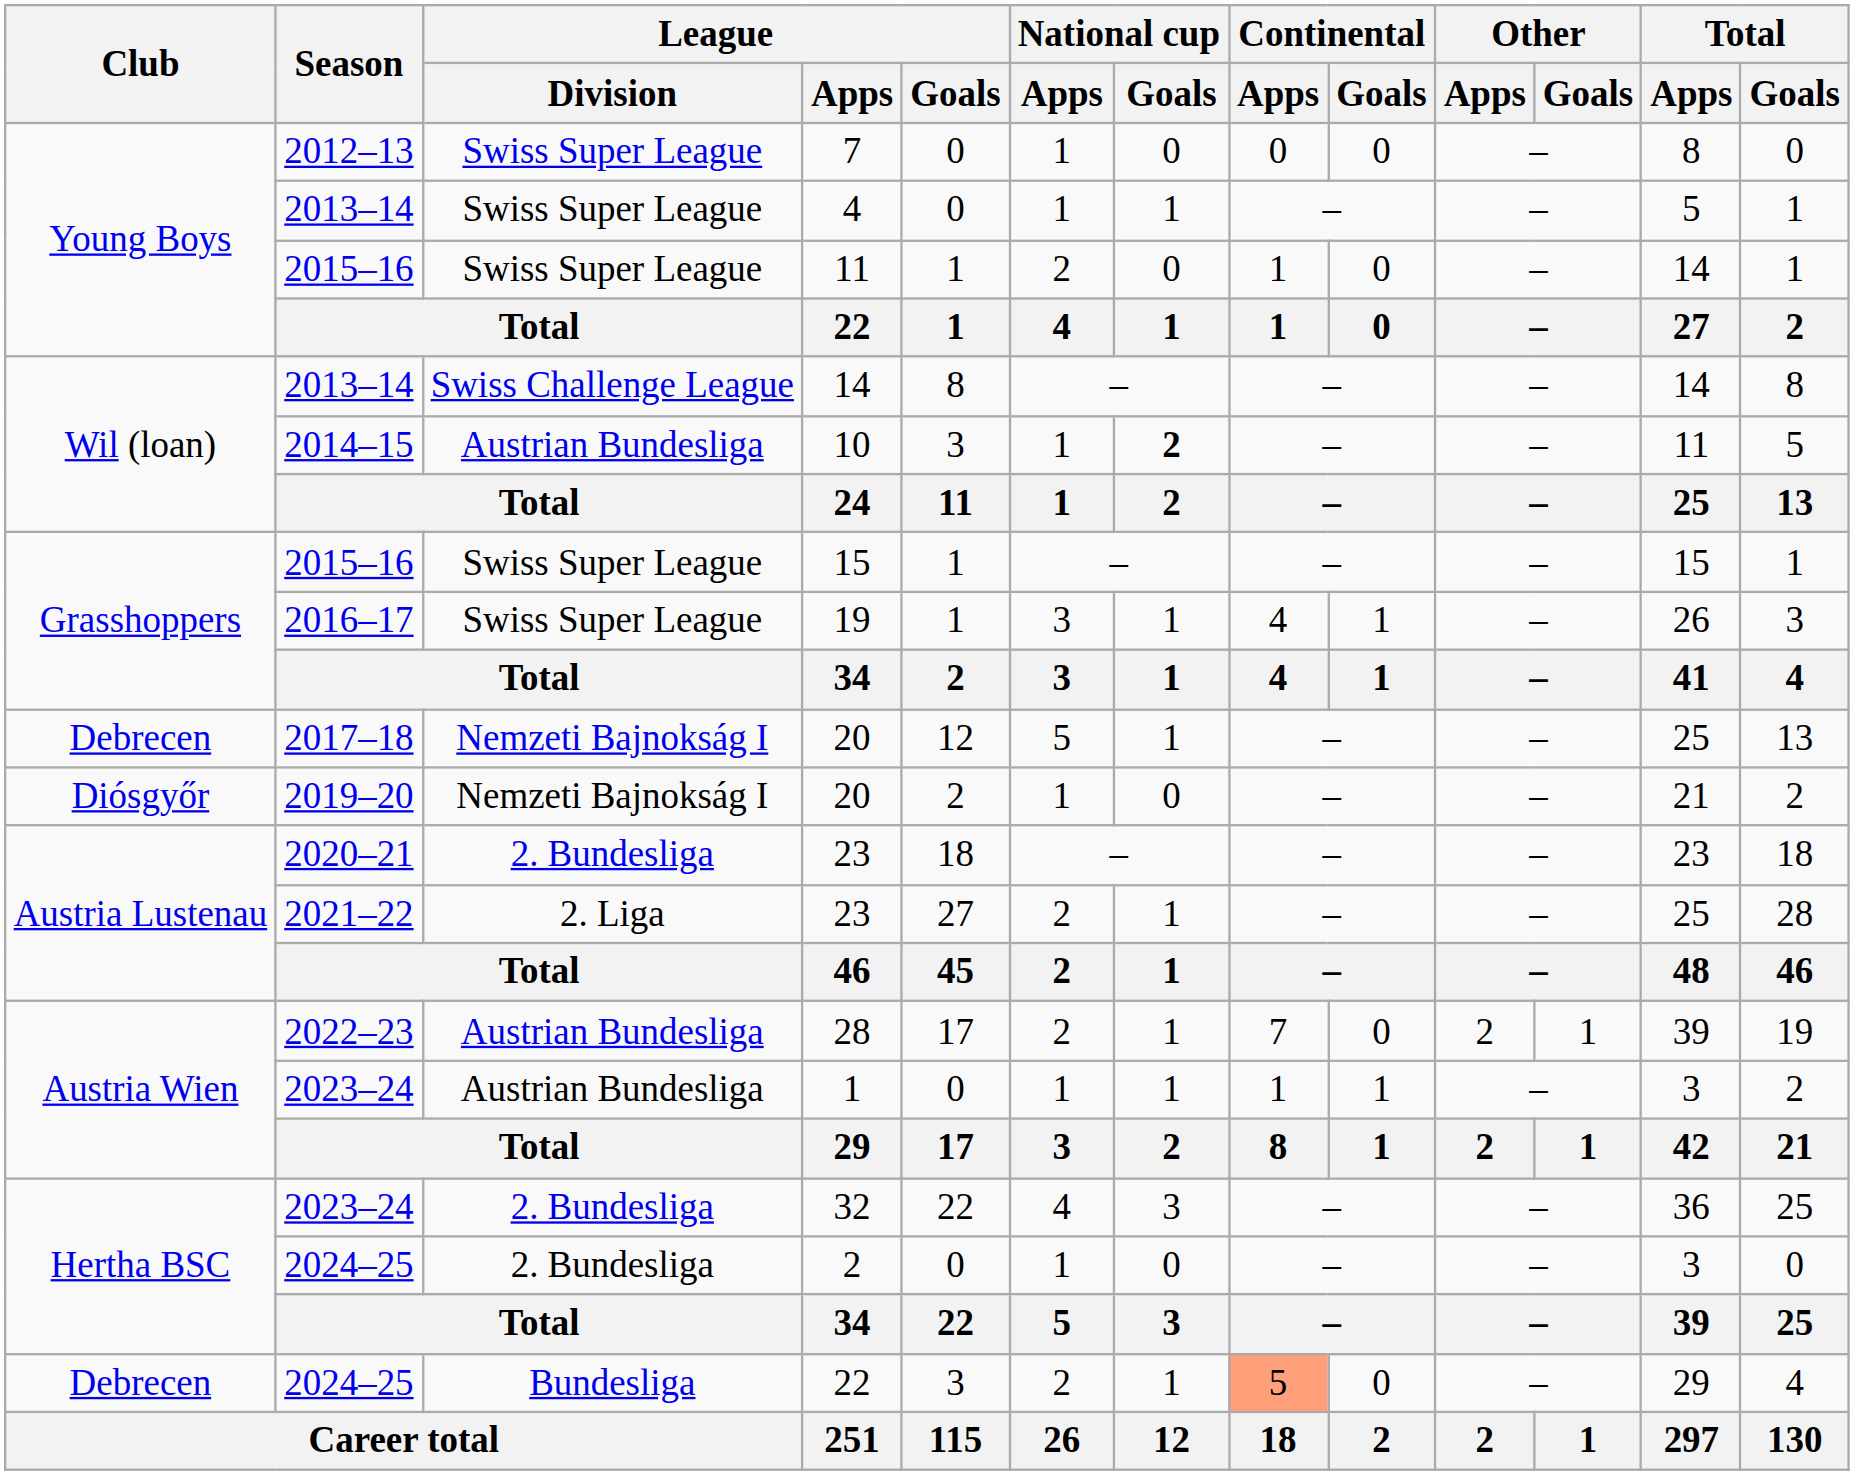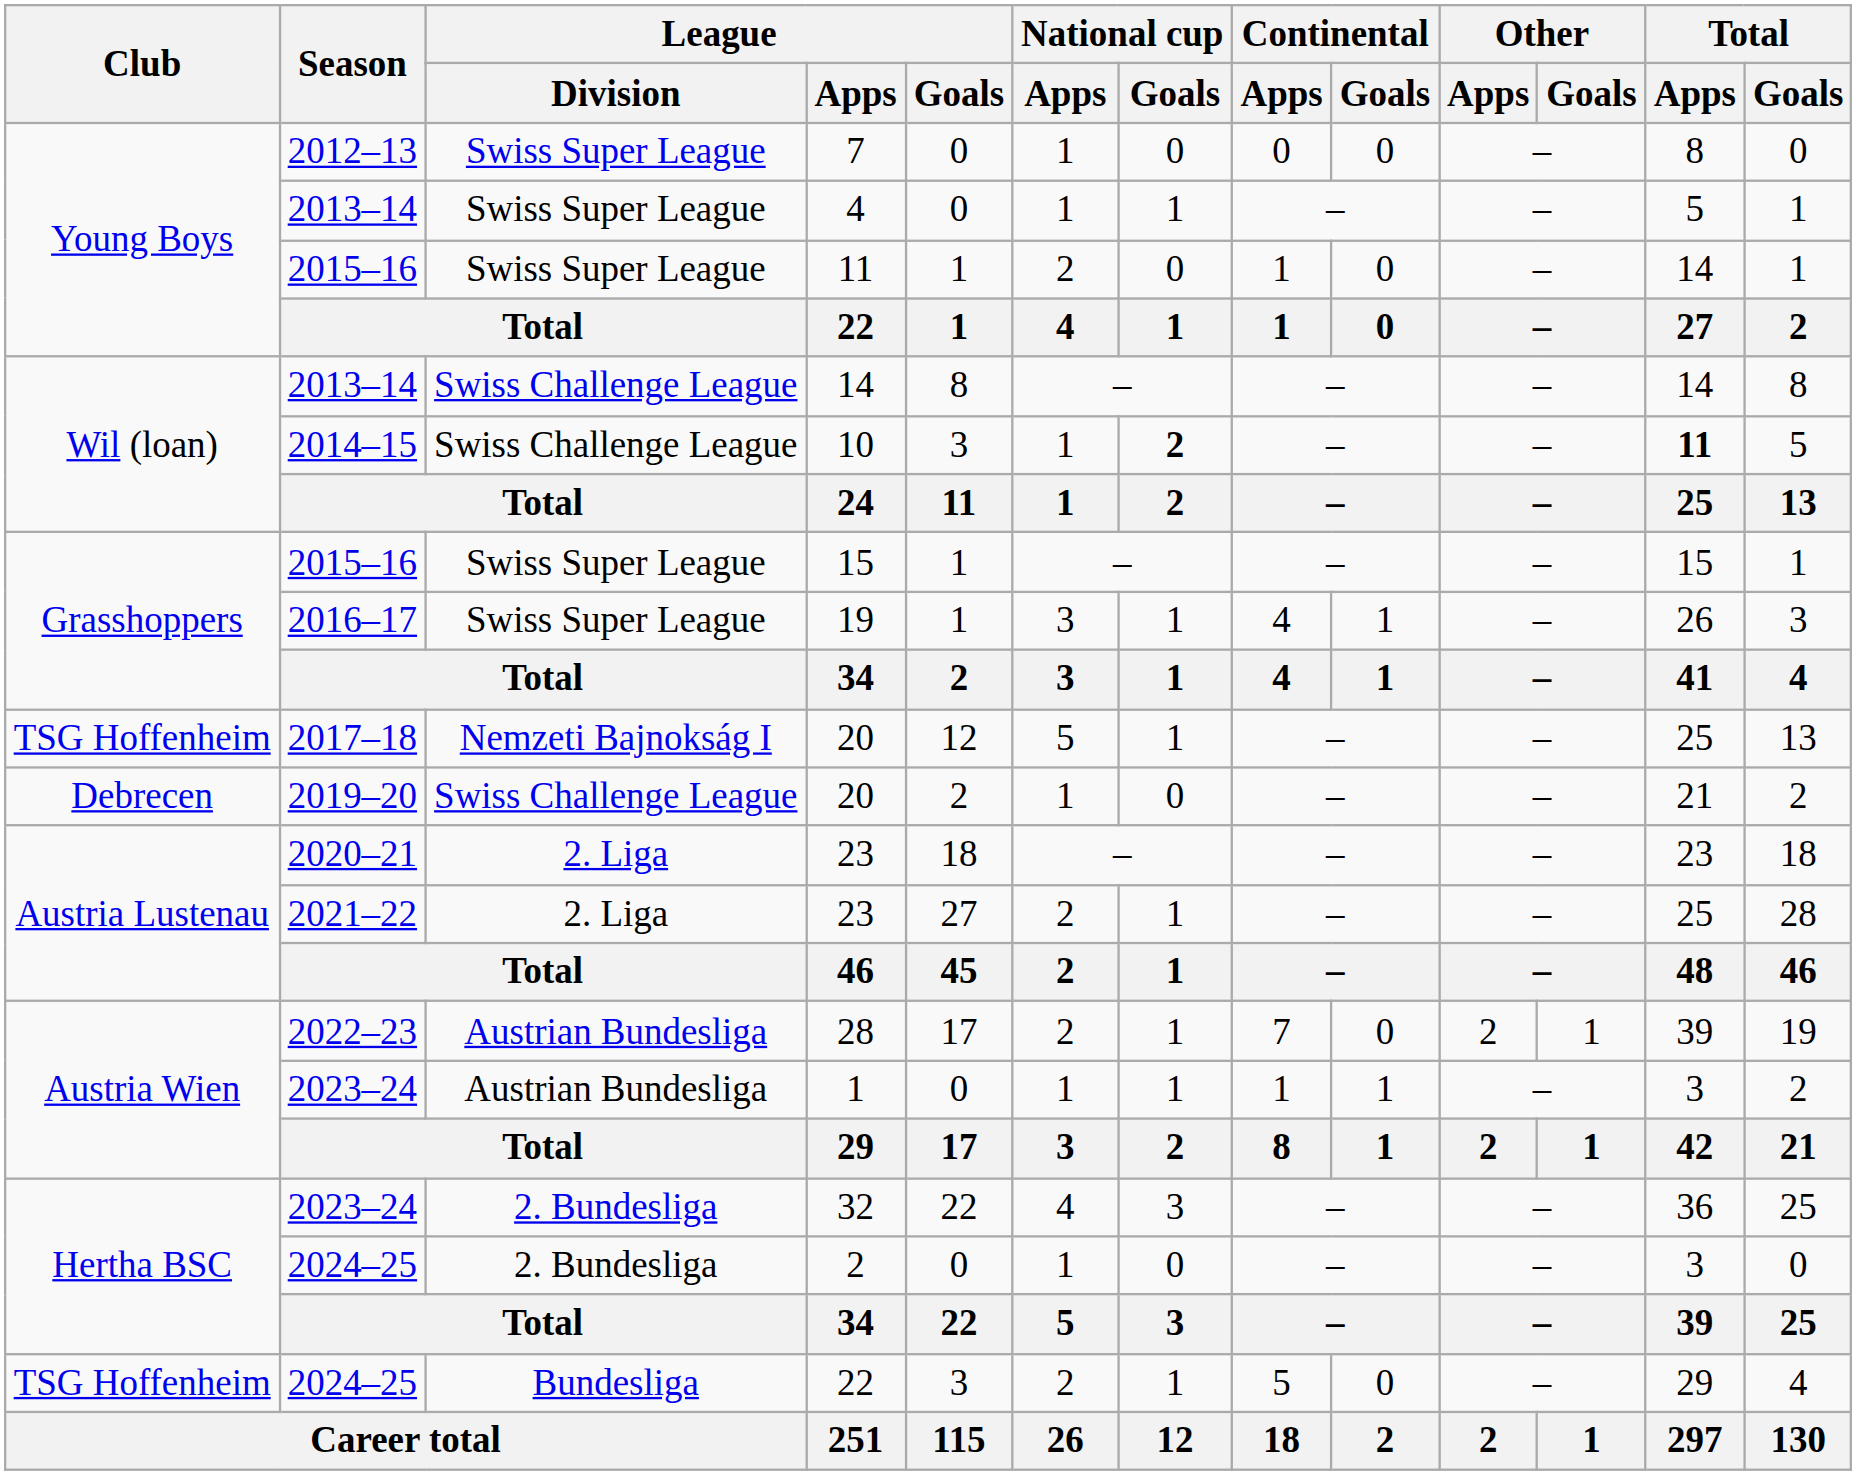(612, 444) Austrian Bundesliga -> (616, 444) Swiss Challenge League
(1691, 444) normal -> (1695, 444) bold
(140, 737) Debrecen -> (142, 737) TSG Hoffenheim
(140, 795) Diósgyőr -> (142, 795) Debrecen
(612, 795) Nemzeti Bajnokság I -> (616, 795) Swiss Challenge League
(612, 854) 2. Bundesliga -> (616, 854) 2. Liga
(140, 1381) Debrecen -> (142, 1381) TSG Hoffenheim
(1278, 1381) lightsalmon background -> (1282, 1381) no background
